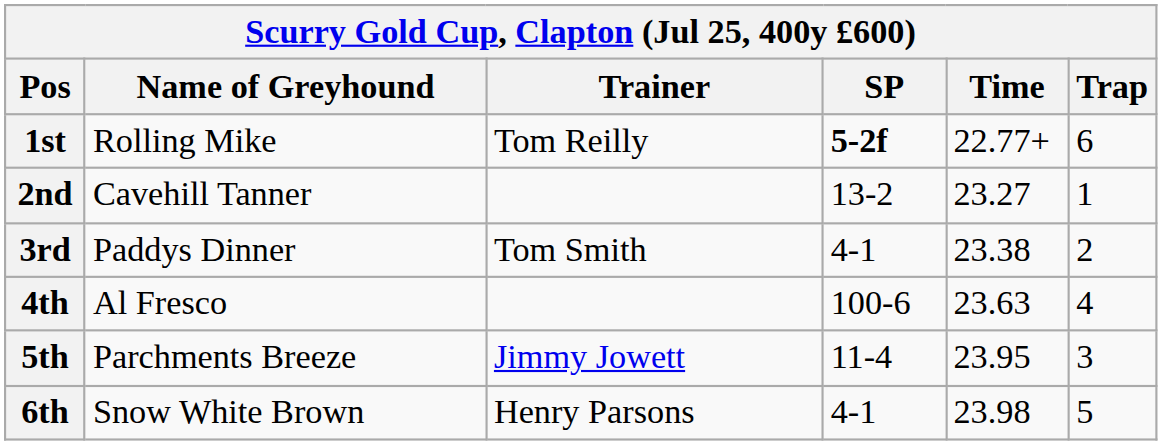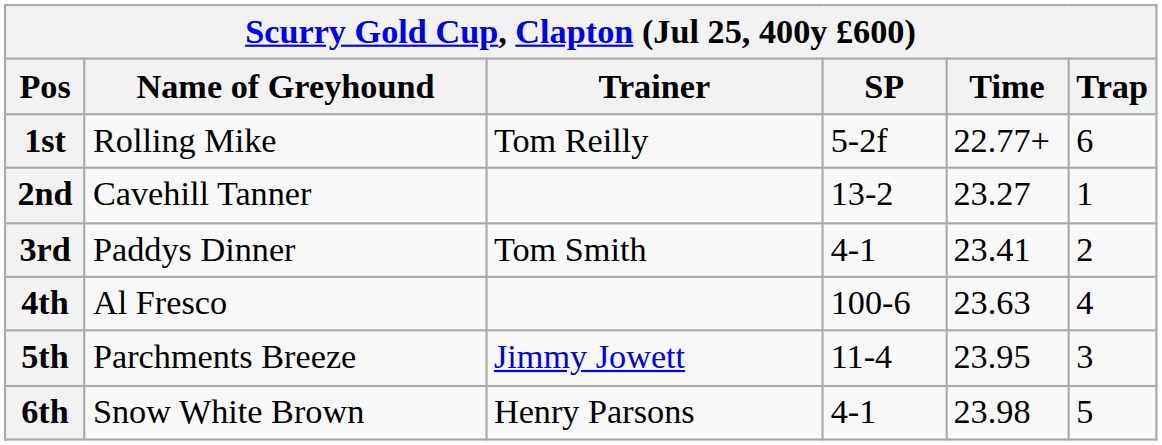(859, 140) bold -> (859, 140) normal
(992, 248) 23.38 -> (992, 248) 23.41
